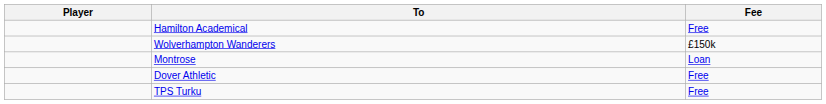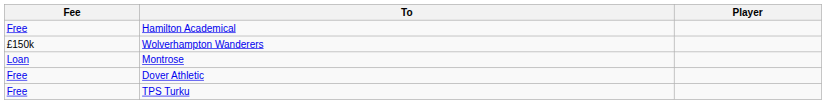columns swapped: (78, 12) <-> (753, 12)
